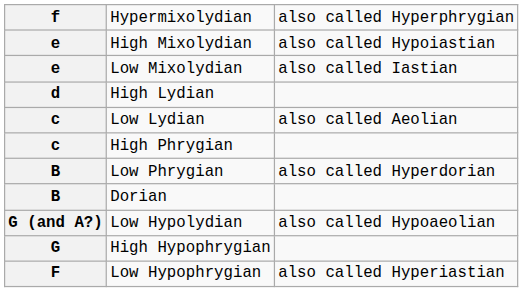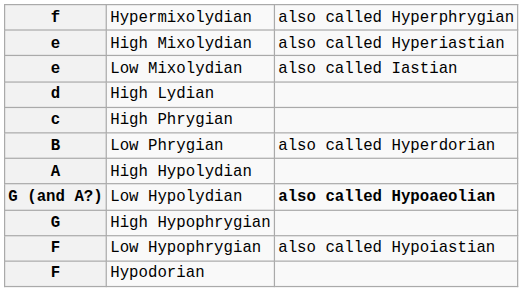(387, 43) also called Hypoiastian -> (391, 43) also called Hyperiastian
- row: (157, 120)
- row: (139, 197)
+ row: (181, 171)
(387, 223) normal -> (387, 197) bold
(391, 274) also called Hyperiastian -> (387, 248) also called Hypoiastian
+ row: (157, 274)
